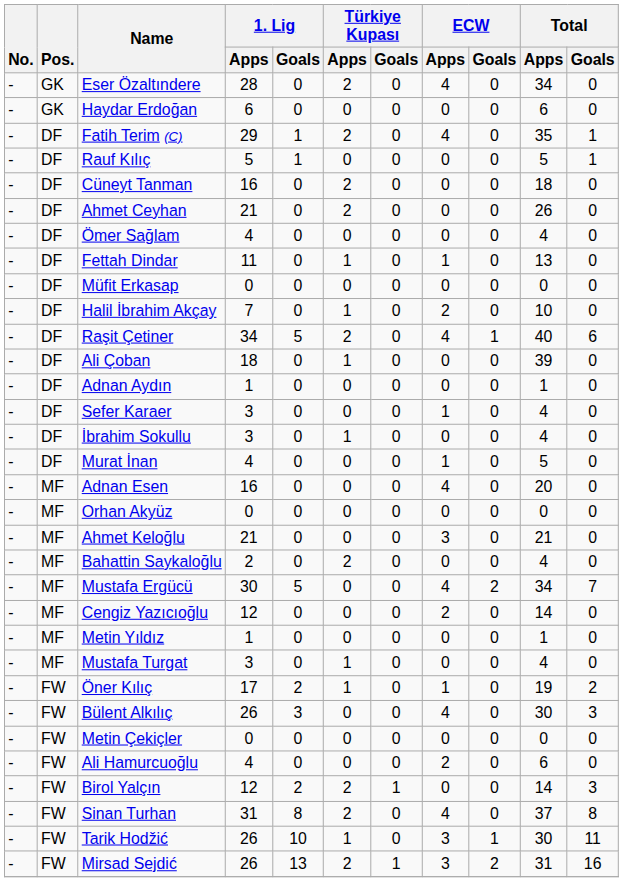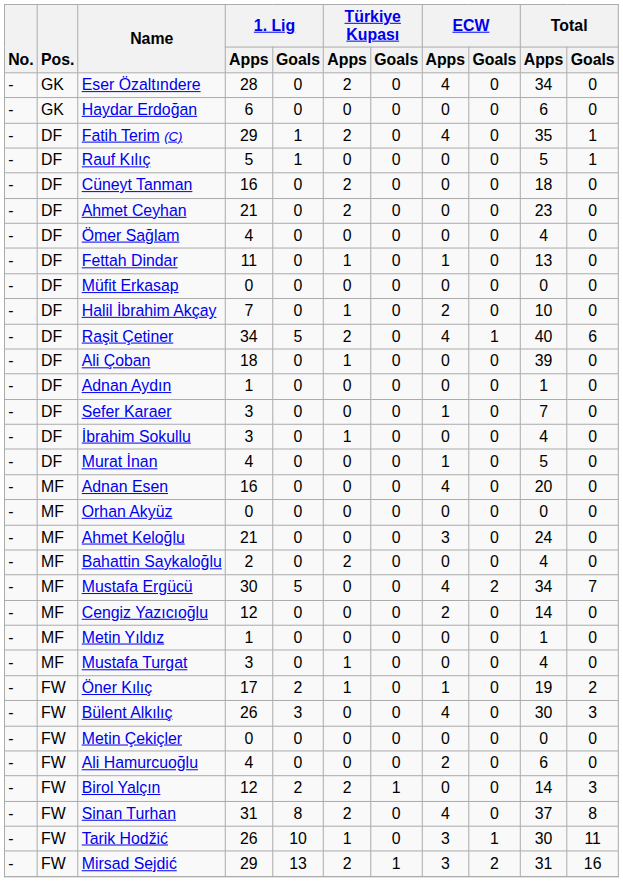(544, 210) 26 -> (544, 210) 23
(544, 411) 4 -> (544, 411) 7
(544, 537) 21 -> (544, 537) 24
(249, 863) 26 -> (249, 863) 29
